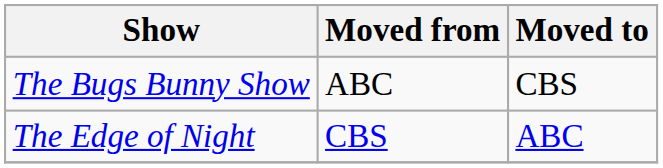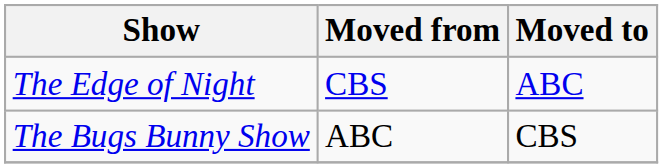rows swapped: (134, 135) <-> (161, 83)
